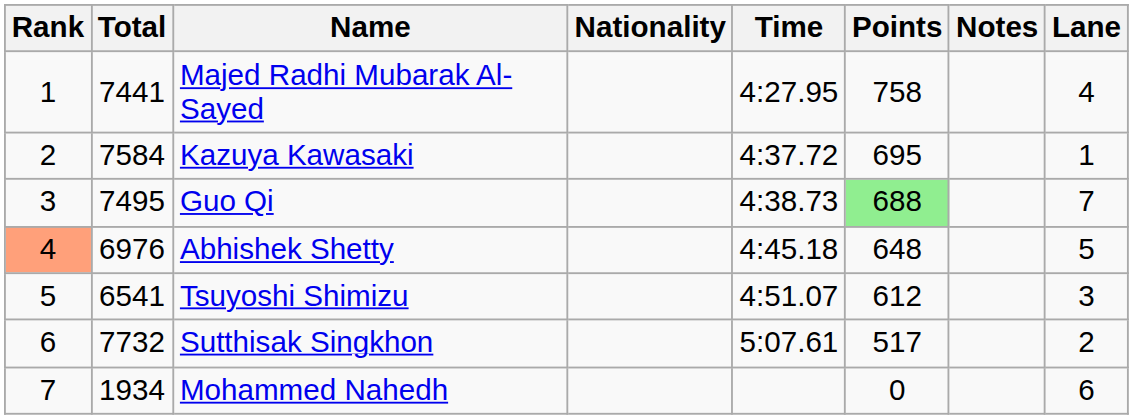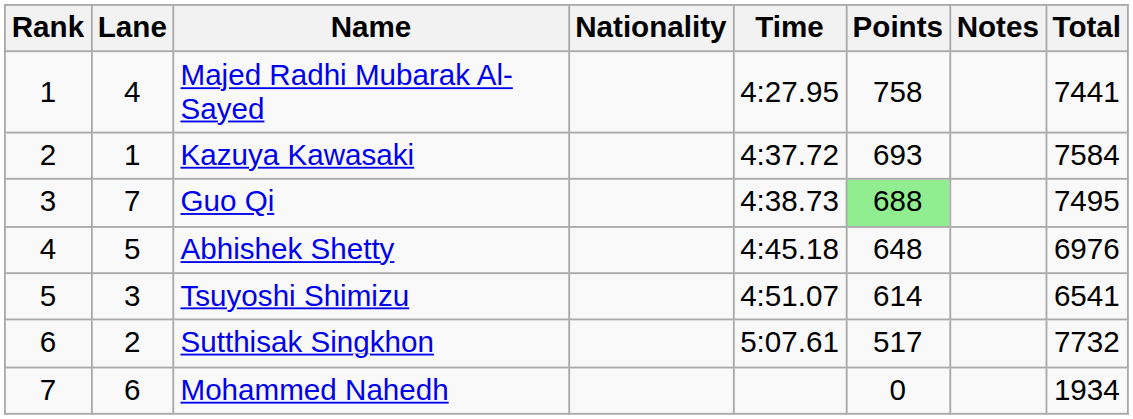columns swapped: (1087, 27) <-> (132, 27)
(897, 155) 695 -> (898, 155) 693
(48, 249) lightsalmon background -> (48, 249) no background
(897, 295) 612 -> (898, 295) 614
